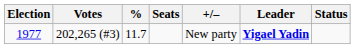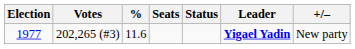columns swapped: (211, 14) <-> (331, 14)
(136, 33) 11.7 -> (136, 33) 11.6
